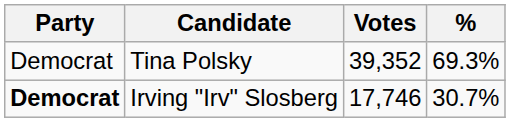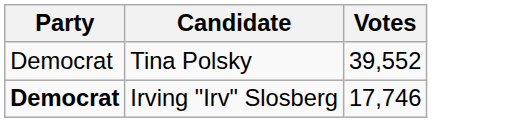- column: (466, 23)
(385, 60) 39,352 -> (385, 60) 39,552
